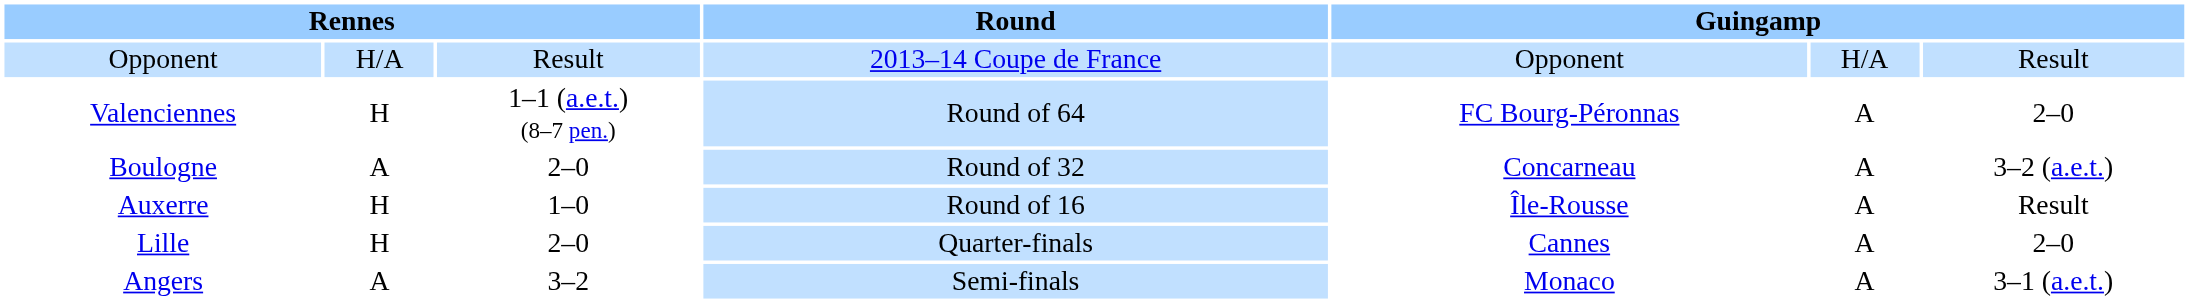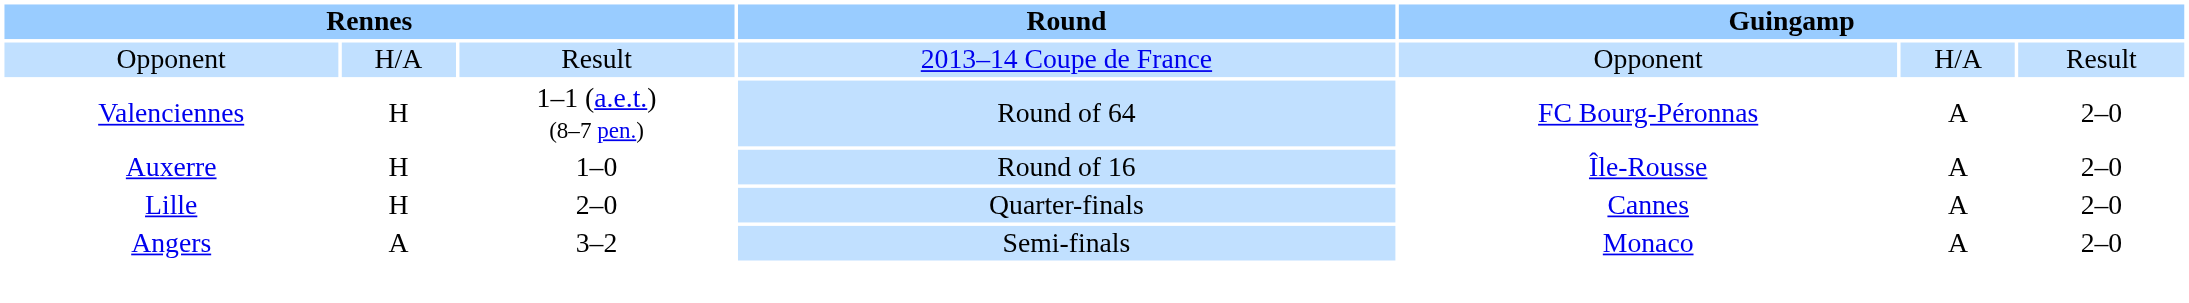- row: (163, 166)
(2053, 204) Result -> (2101, 166) 2–0
(2053, 280) 3–1 (a.e.t.) -> (2101, 242) 2–0
